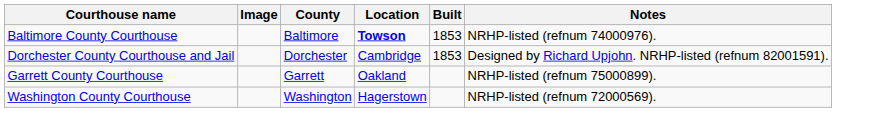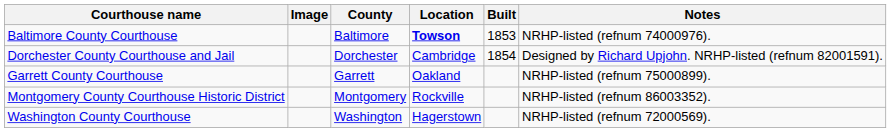(447, 55) 1853 -> (502, 55) 1854
+ row: (146, 96)
